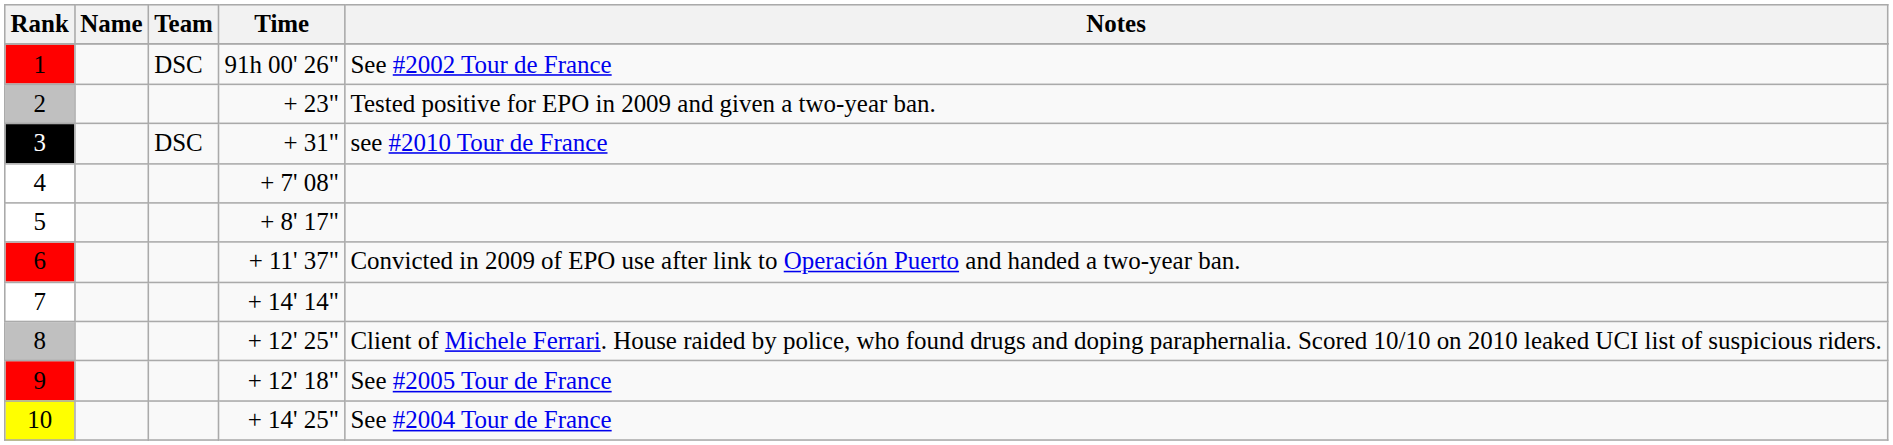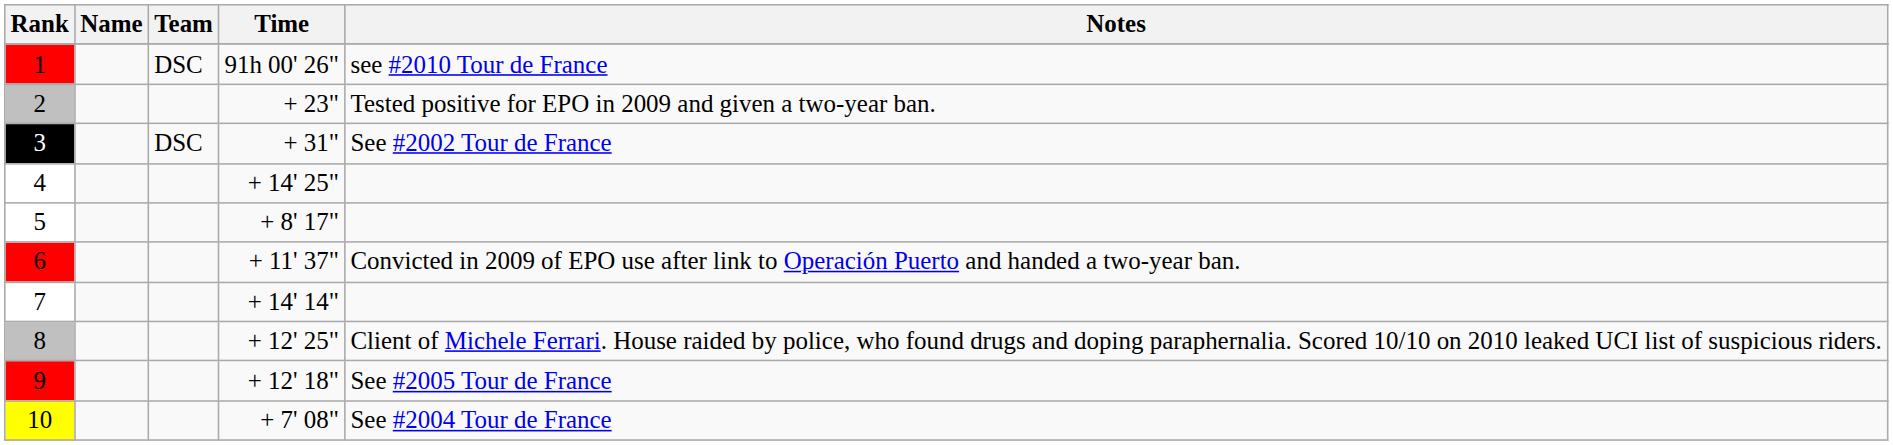(481, 63) See #2002 Tour de France -> (479, 63) see #2010 Tour de France
(479, 143) see #2010 Tour de France -> (481, 143) See #2002 Tour de France
(300, 182) + 7' 08" -> (293, 182) + 14' 25"
(293, 420) + 14' 25" -> (300, 420) + 7' 08"
